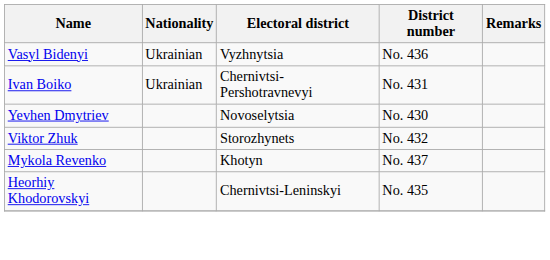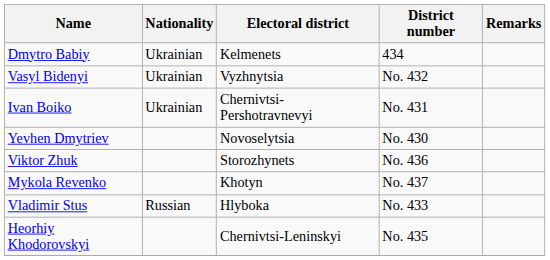+ row: (49, 54)
(405, 54) No. 436 -> (405, 76) No. 432
(405, 138) No. 432 -> (405, 160) No. 436
+ row: (47, 205)
